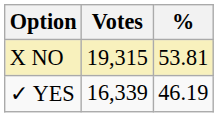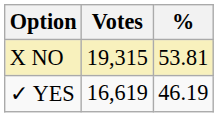(117, 93) 16,339 -> (117, 93) 16,619
